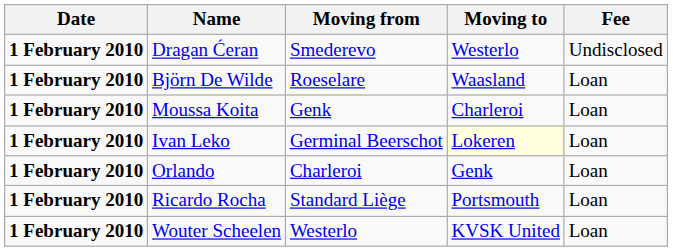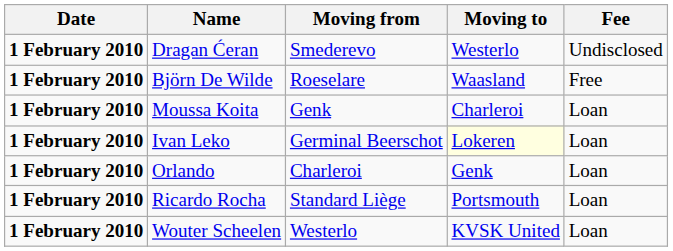(588, 79) Loan -> (586, 79) Free
